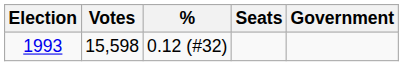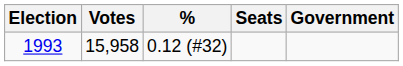(112, 46) 15,598 -> (112, 46) 15,958
